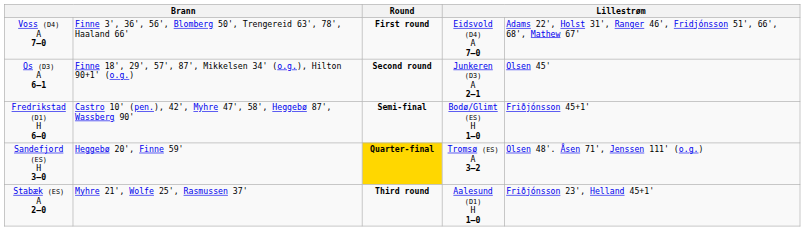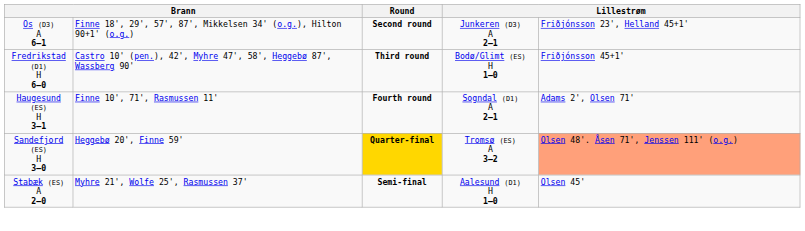- row: (39, 34)
(528, 66) Olsen 45' -> (615, 24) Friðjónsson 23', Helland 45+1'
(402, 108) Semi-final -> (402, 57) Third round
+ row: (39, 112)
(605, 149) no background -> (639, 140) lightsalmon background
(402, 191) Third round -> (402, 182) Semi-final
(580, 191) Friðjónsson 23', Helland 45+1' -> (563, 182) Olsen 45'
